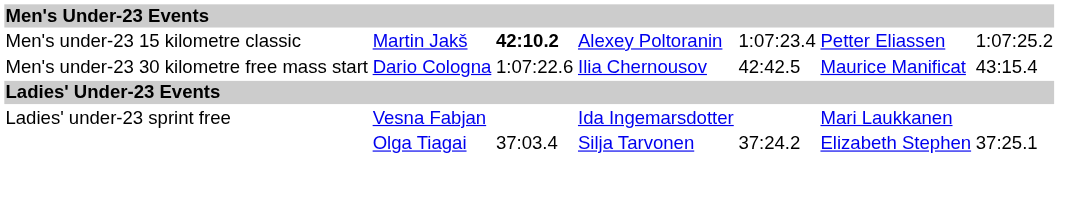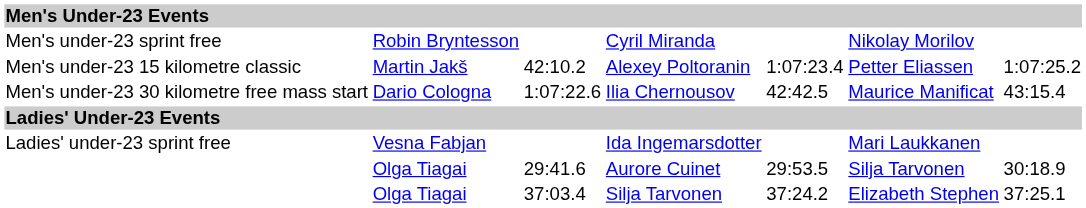+ row: (660, 41)
(527, 41) bold -> (555, 66) normal
+ row: (663, 168)
